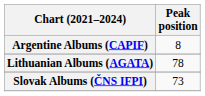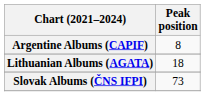(178, 63) 78 -> (178, 63) 18
